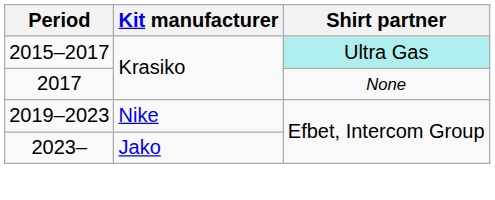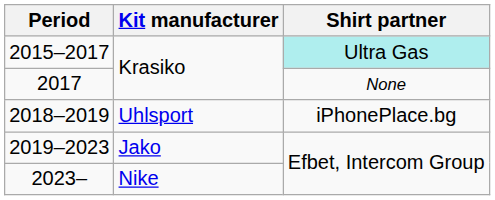+ row: (59, 115)
(139, 115) Nike -> (140, 147) Jako
(140, 147) Jako -> (139, 178) Nike
